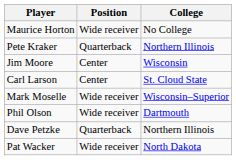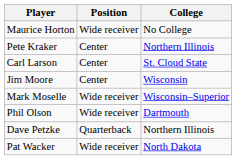(105, 46) Quarterback -> (93, 46) Center
rows swapped: (32, 79) <-> (30, 63)
